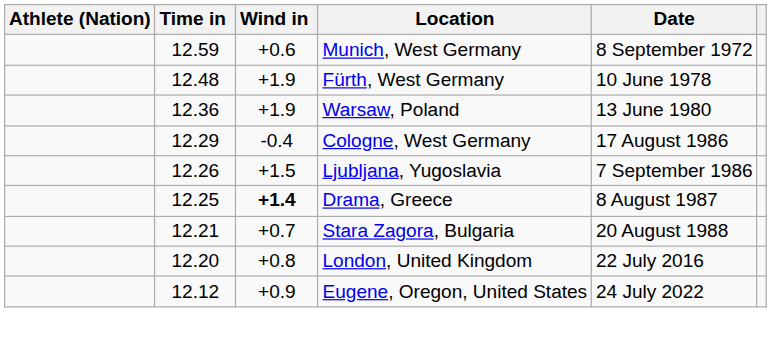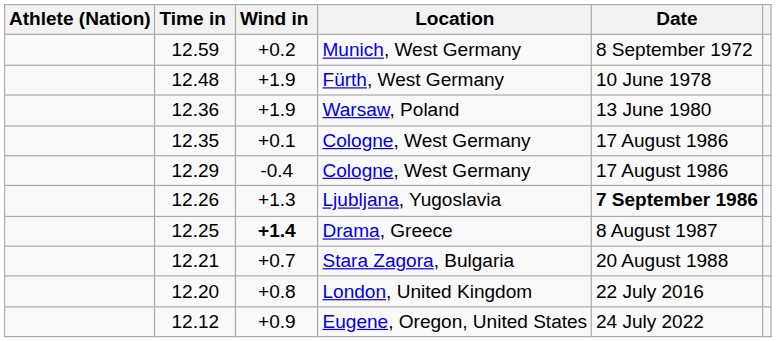(277, 49) +0.6 -> (277, 49) +0.2
+ row: (195, 140)
(277, 170) +1.5 -> (277, 200) +1.3
(674, 170) normal -> (677, 200) bold
